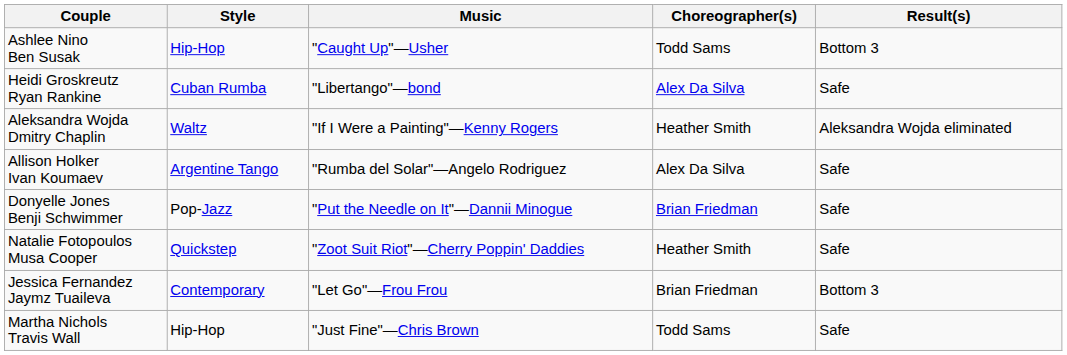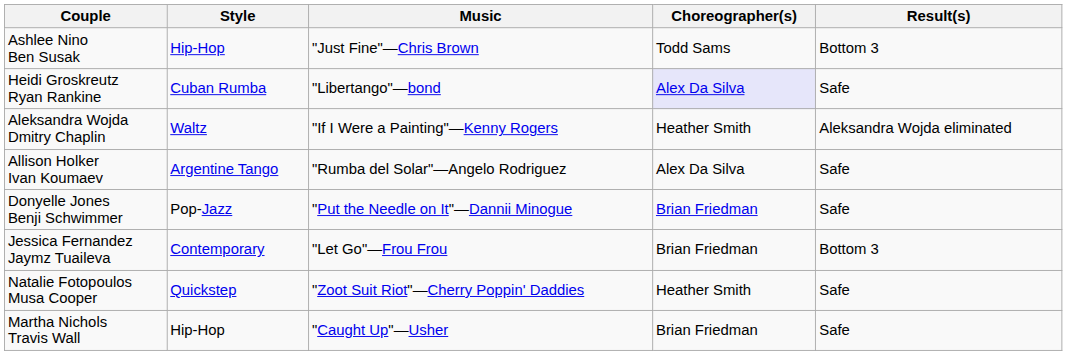(380, 48) "Caught Up"—Usher -> (395, 48) "Just Fine"—Chris Brown
(700, 88) no background -> (700, 88) lavender background
rows swapped: (70, 249) <-> (70, 290)
(395, 330) "Just Fine"—Chris Brown -> (380, 330) "Caught Up"—Usher
(693, 330) Todd Sams -> (707, 330) Brian Friedman
